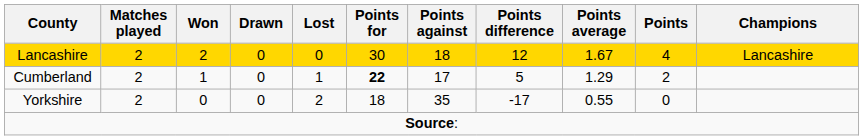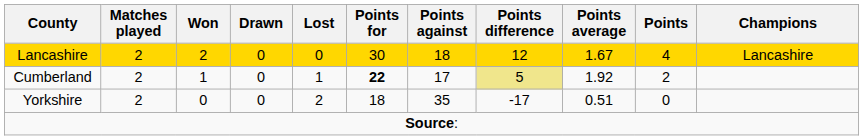(519, 77) no background -> (519, 77) khaki background
(599, 77) 1.29 -> (599, 77) 1.92
(599, 100) 0.55 -> (599, 100) 0.51
